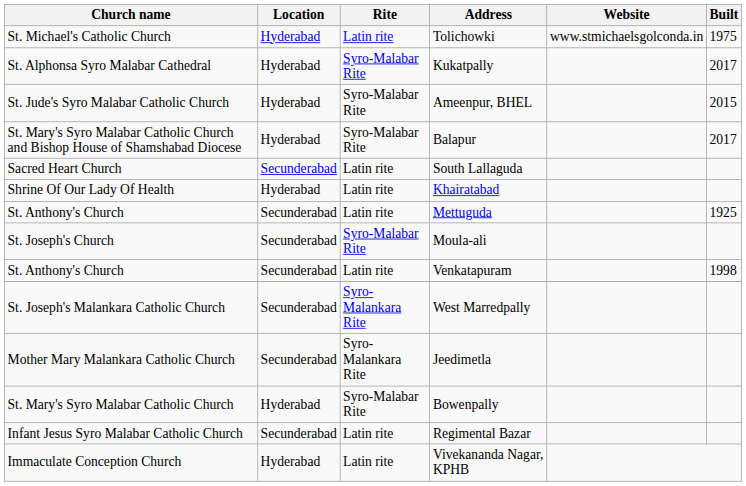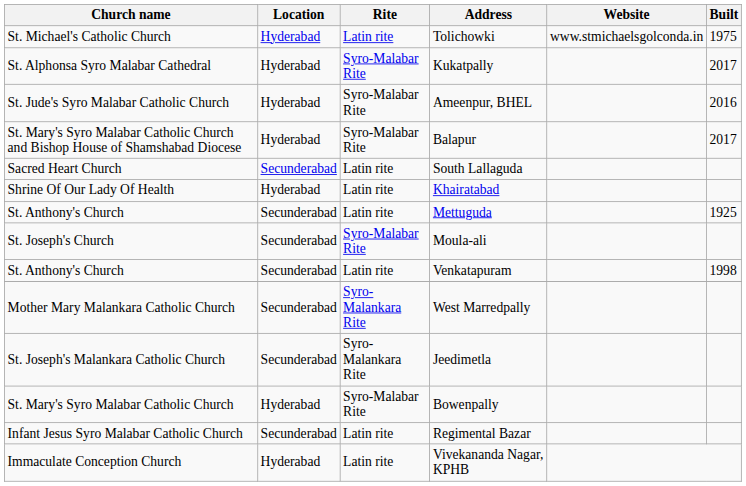(723, 102) 2015 -> (723, 102) 2016
(116, 307) St. Joseph's Malankara Catholic Church -> (121, 307) Mother Mary Malankara Catholic Church
(121, 359) Mother Mary Malankara Catholic Church -> (116, 359) St. Joseph's Malankara Catholic Church
